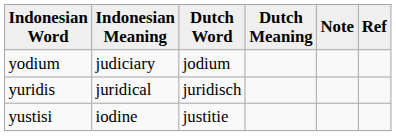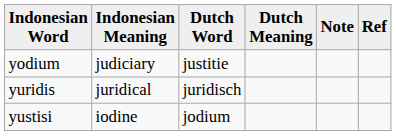(206, 63) jodium -> (206, 63) justitie
(206, 116) justitie -> (206, 116) jodium
